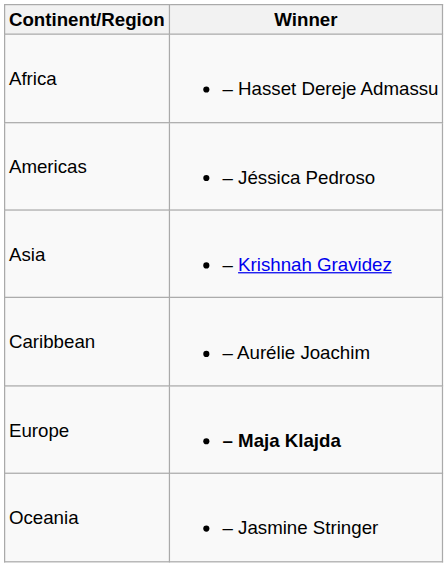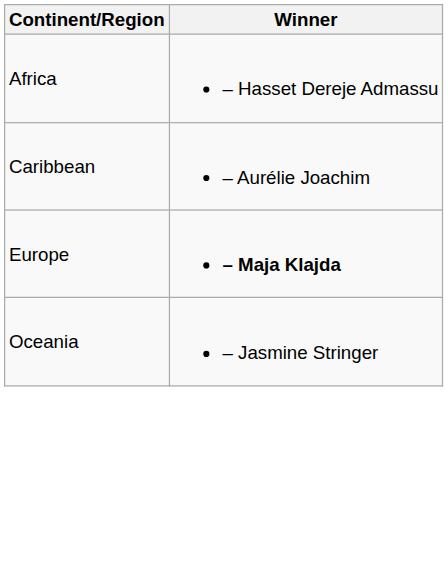- row: (48, 166)
- row: (27, 254)
